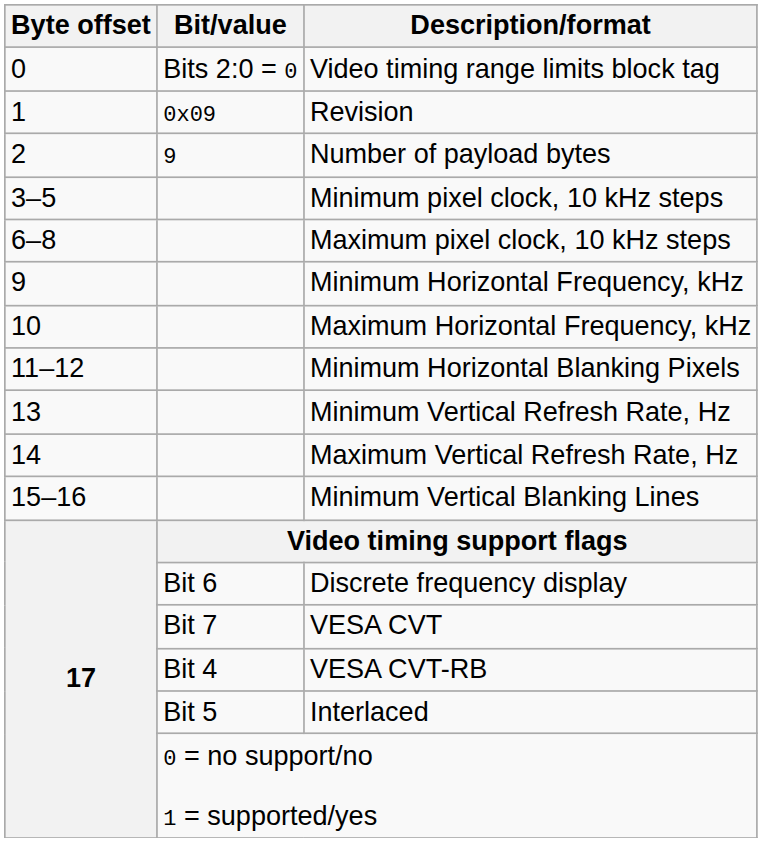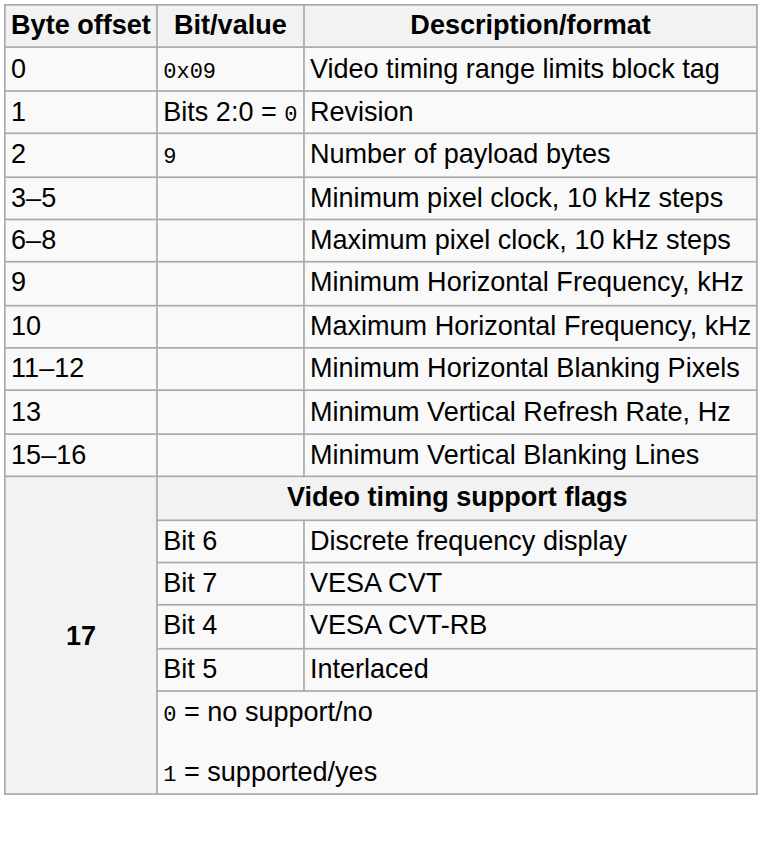(230, 69) Bits 2:0 = 0 -> (190, 72) 0x09
(190, 115) 0x09 -> (230, 112) Bits 2:0 = 0
- row: (524, 454)
